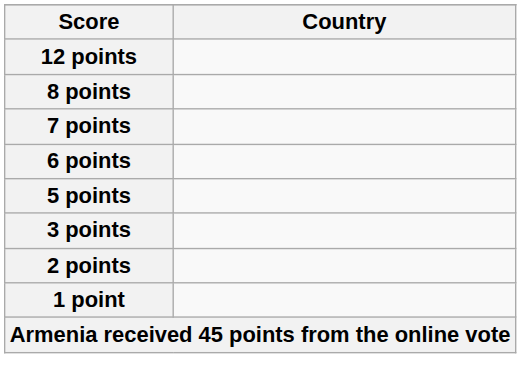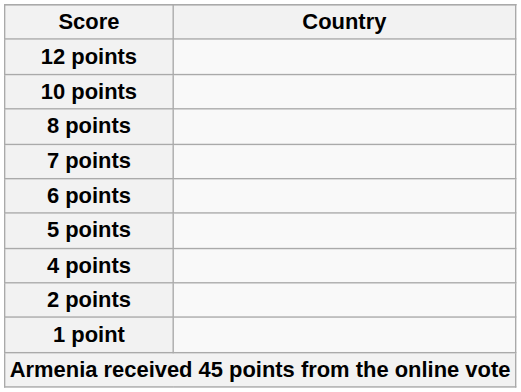+ row: (89, 91)
+ row: (89, 265)
- row: (89, 230)
